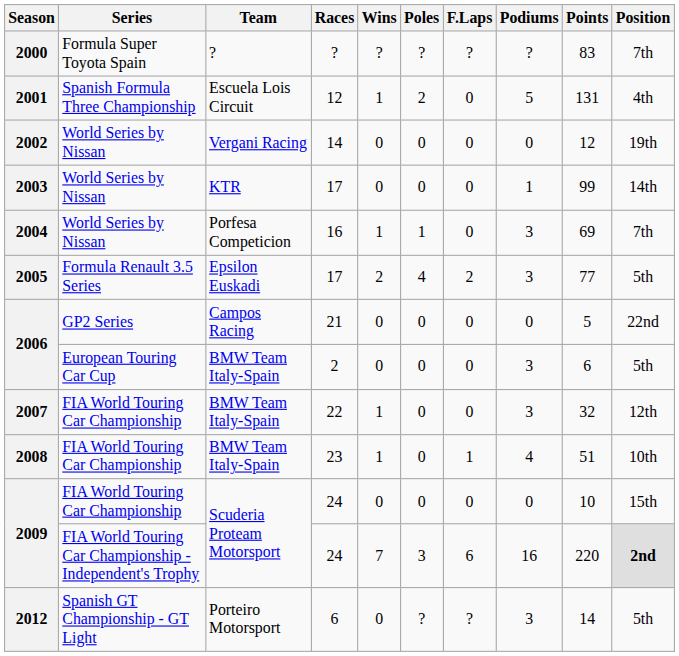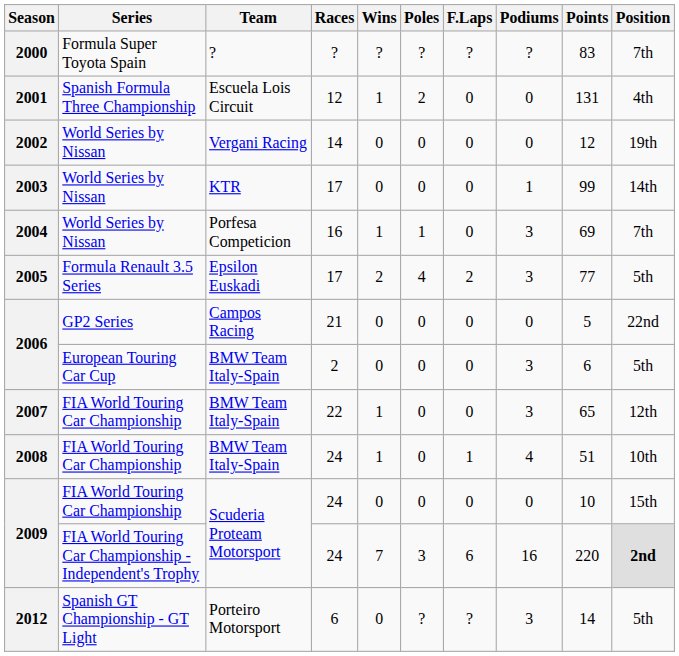(529, 98) 5 -> (529, 98) 0
(587, 412) 32 -> (587, 412) 65
(335, 456) 23 -> (335, 456) 24
